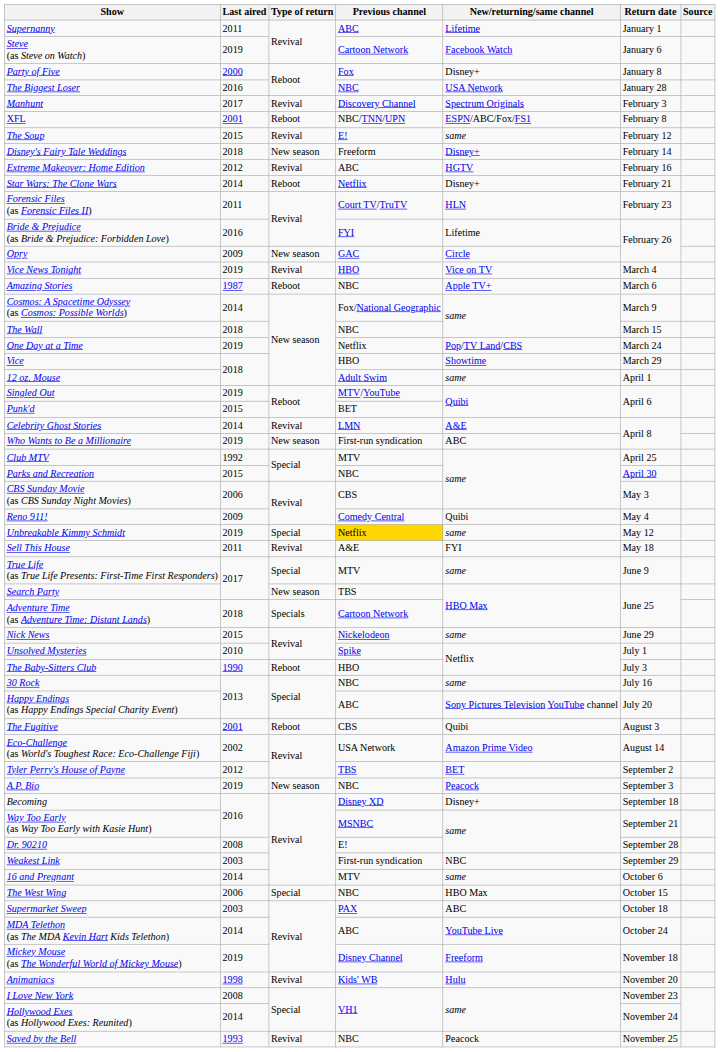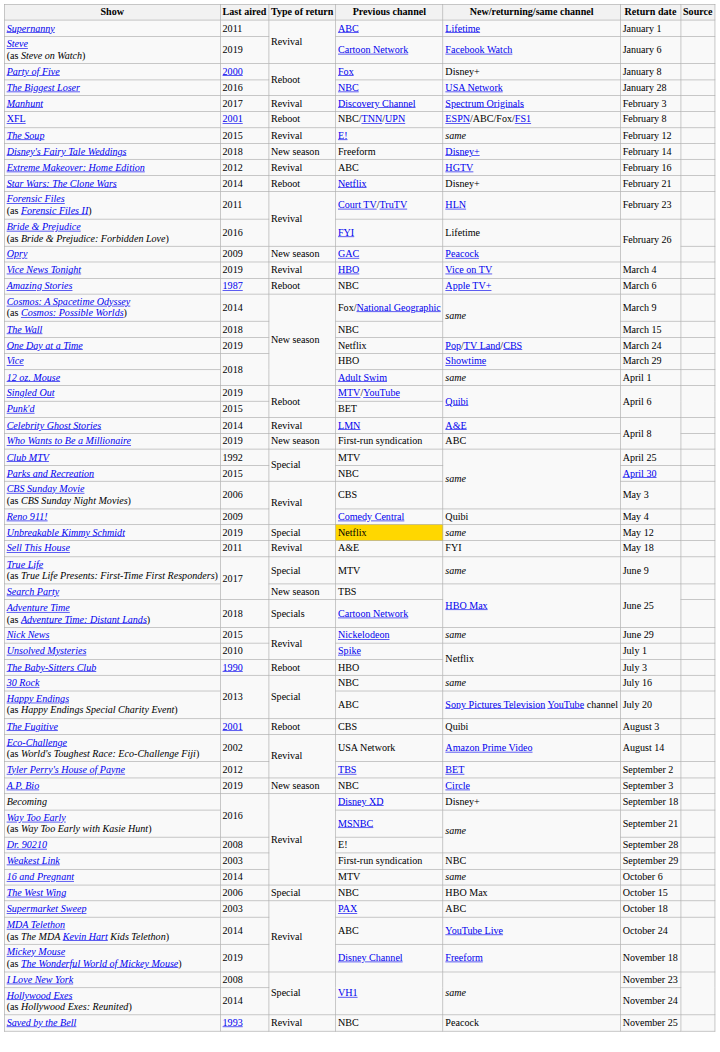(458, 254) Circle -> (462, 254) Peacock
(462, 785) Peacock -> (458, 785) Circle
- row: (30, 979)
